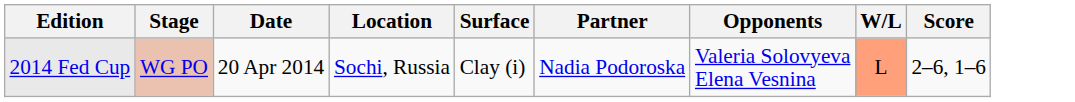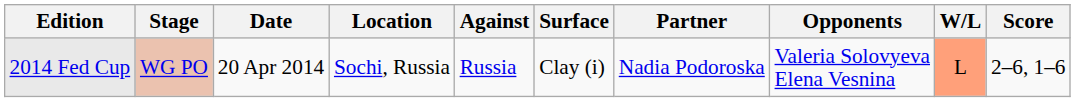+ column: (495, 21)
